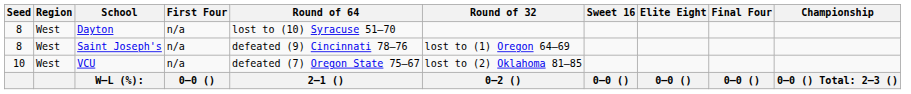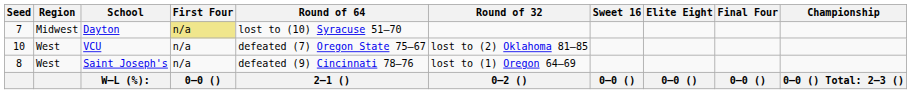(19, 29) 8 -> (19, 29) 7
(48, 29) West -> (57, 29) Midwest
(176, 29) no background -> (182, 29) khaki background
rows swapped: (119, 46) <-> (86, 63)
